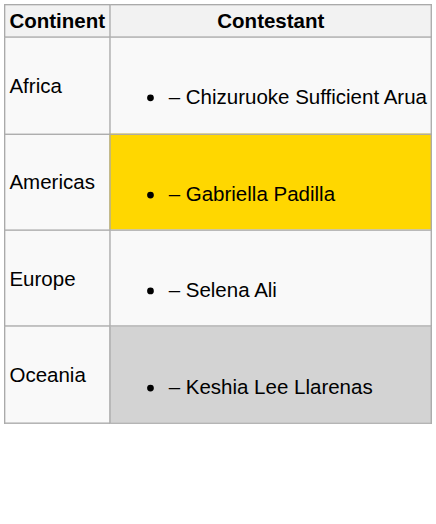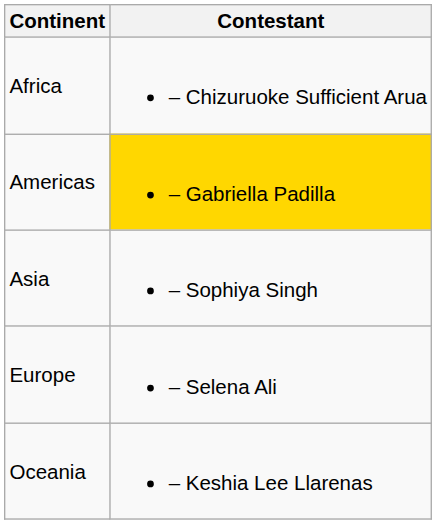+ row: (29, 278)
(271, 386) lightgrey background -> (271, 483) no background
